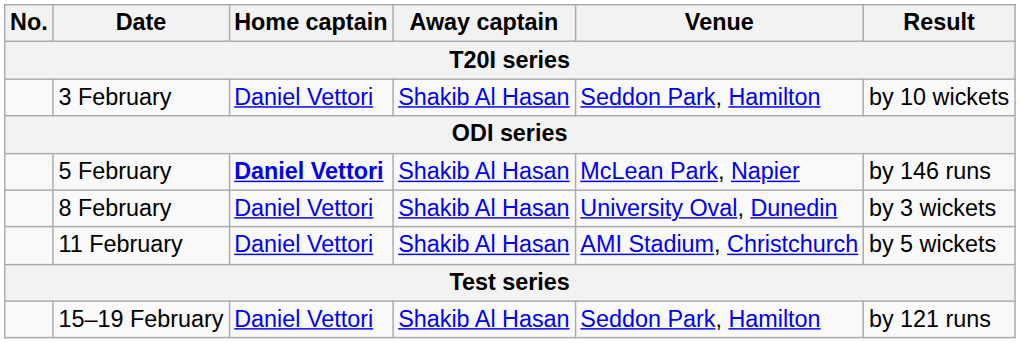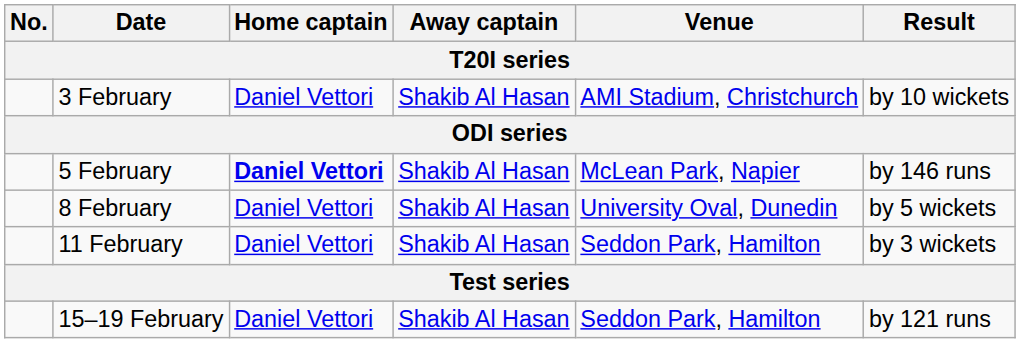(700, 97) Seddon Park, Hamilton -> (719, 97) AMI Stadium, Christchurch
(933, 208) by 3 wickets -> (933, 208) by 5 wickets
(719, 245) AMI Stadium, Christchurch -> (700, 245) Seddon Park, Hamilton
(933, 245) by 5 wickets -> (933, 245) by 3 wickets
